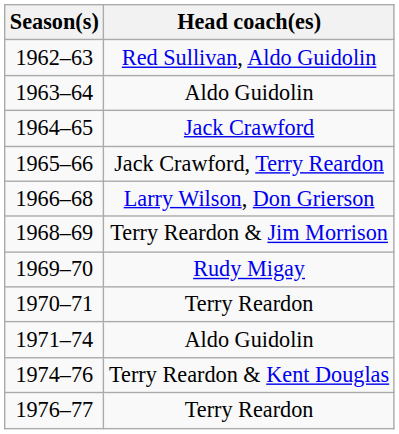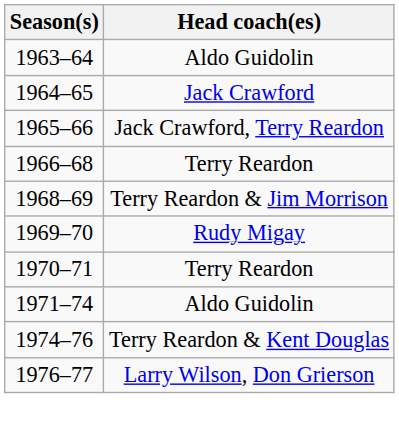- row: (54, 57)
(249, 198) Larry Wilson, Don Grierson -> (249, 163) Terry Reardon
(249, 410) Terry Reardon -> (249, 374) Larry Wilson, Don Grierson
